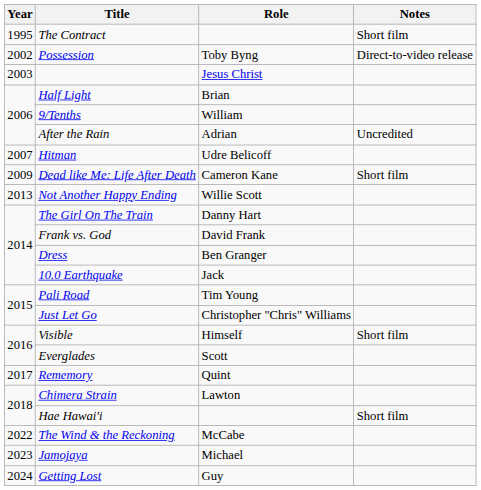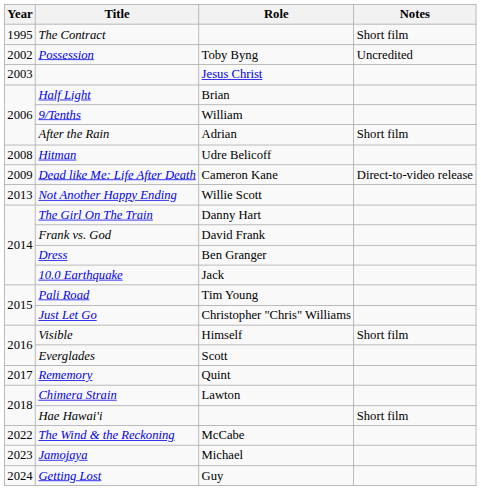(415, 54) Direct-to-video release -> (385, 54) Uncredited
(385, 134) Uncredited -> (383, 134) Short film
(20, 154) 2007 -> (20, 154) 2008
(383, 174) Short film -> (415, 174) Direct-to-video release
